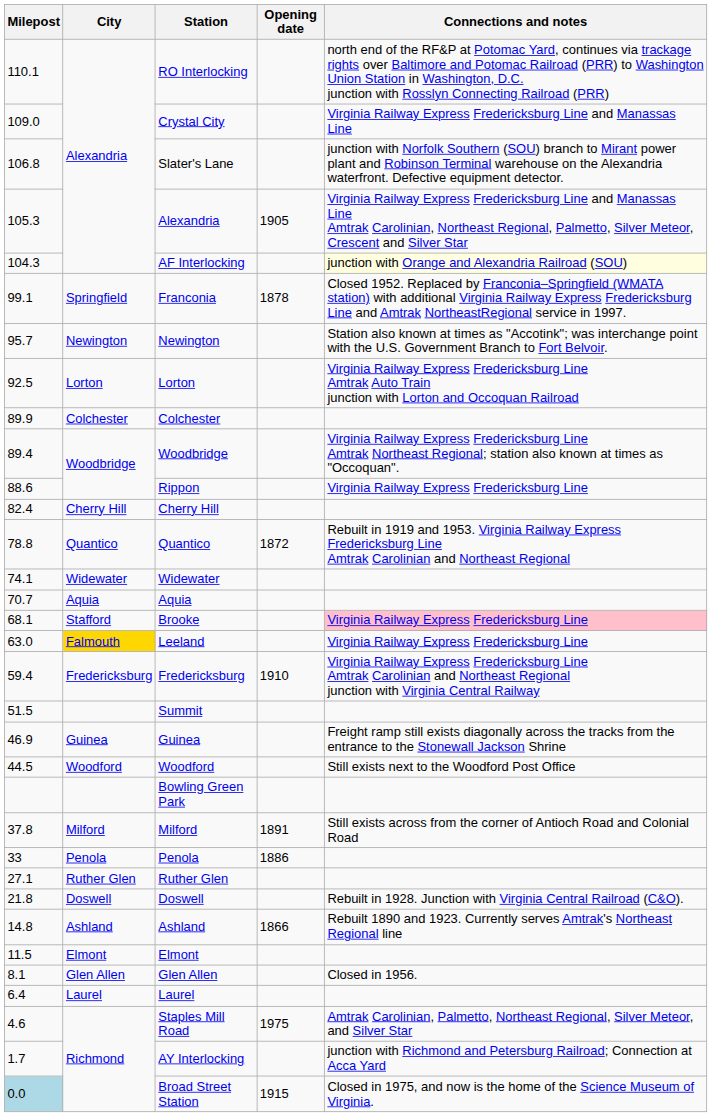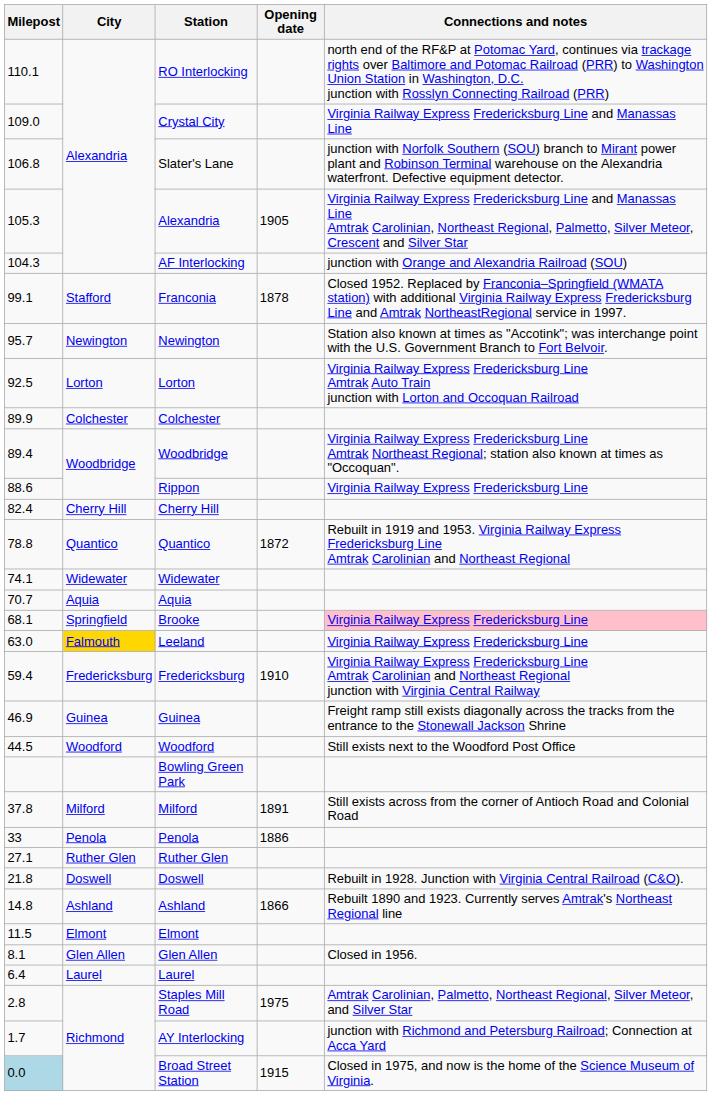(477, 263) lightyellow background -> (477, 263) no background
(97, 298) Springfield -> (89, 298) Stafford
(89, 620) Stafford -> (97, 620) Springfield
- row: (180, 711)
(16, 1023) 4.6 -> (16, 1003) 2.8
